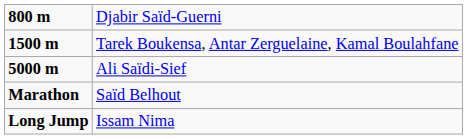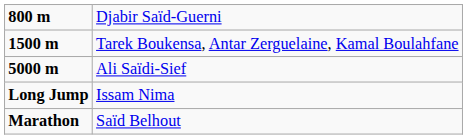rows swapped: (44, 95) <-> (48, 120)
